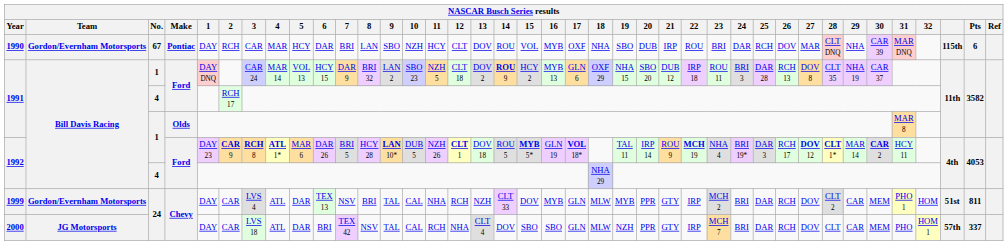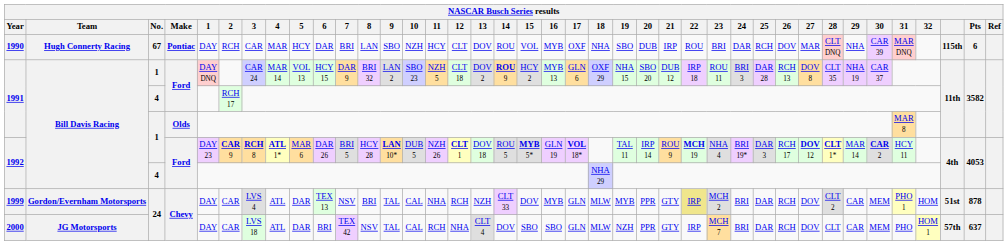(87, 47) Gordon/Evernham Motorsports -> (87, 47) Hugh Connerty Racing
(694, 201) no background -> (694, 201) khaki background
(975, 201) 811 -> (975, 201) 878
(975, 227) 337 -> (975, 227) 637
